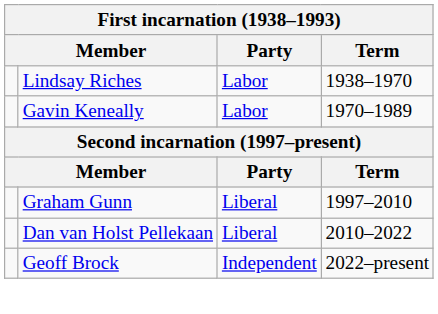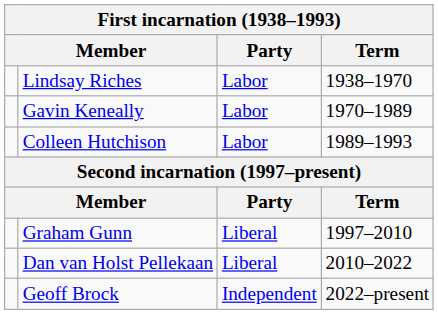+ row: (94, 141)
